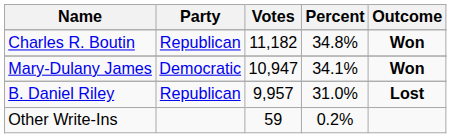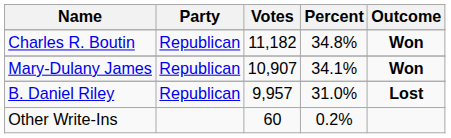(200, 68) Democratic -> (200, 68) Republican
(273, 68) 10,947 -> (272, 68) 10,907
(273, 119) 59 -> (272, 119) 60
